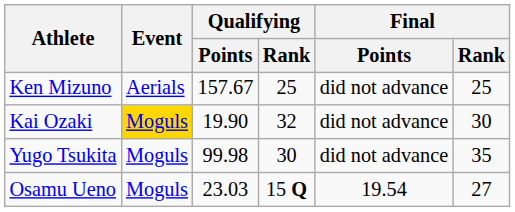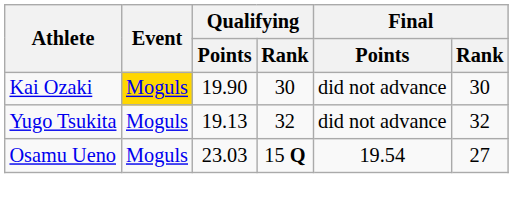- row: (60, 88)
(287, 122) 32 -> (285, 88) 30
(225, 155) 99.98 -> (225, 122) 19.13
(287, 155) 30 -> (285, 122) 32
(481, 155) 35 -> (480, 122) 32
